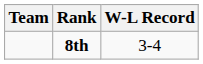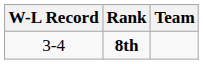columns swapped: (29, 18) <-> (150, 18)
